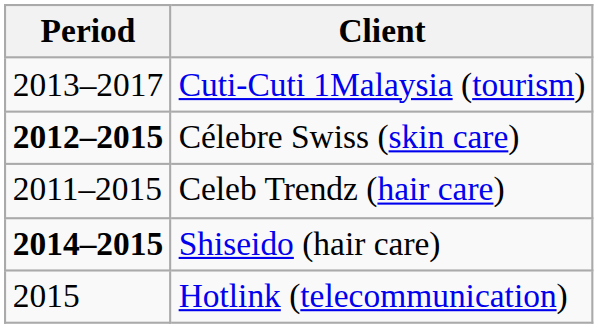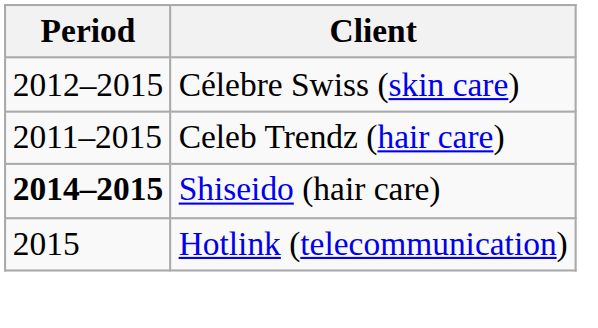- row: (382, 84)
(88, 137) bold -> (88, 84) normal
